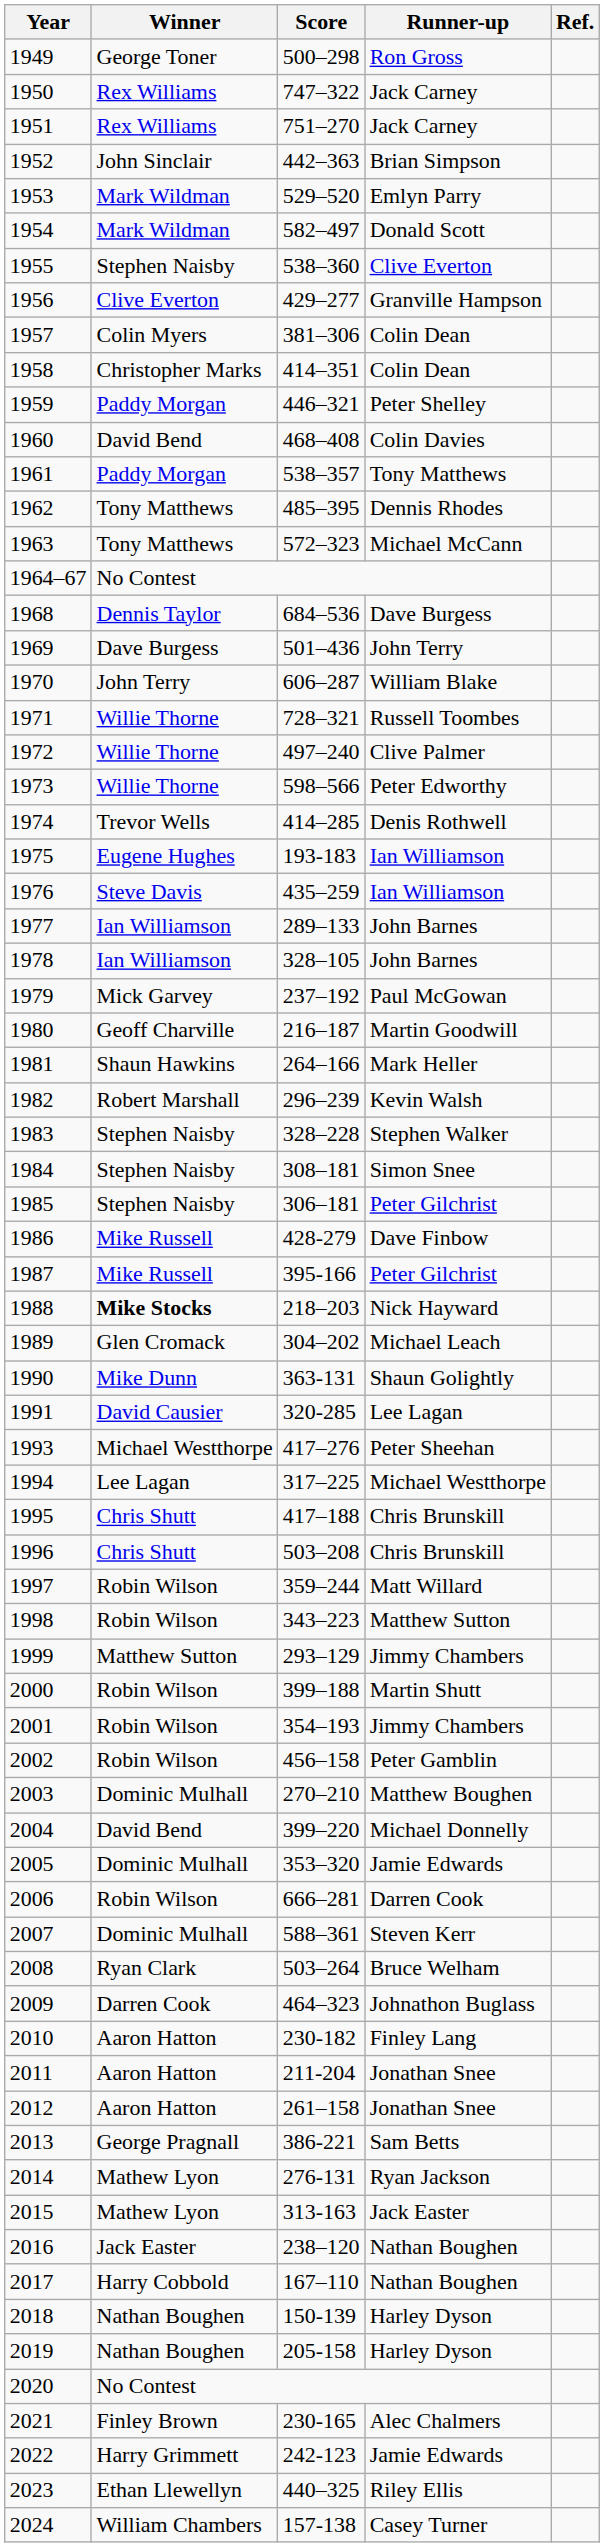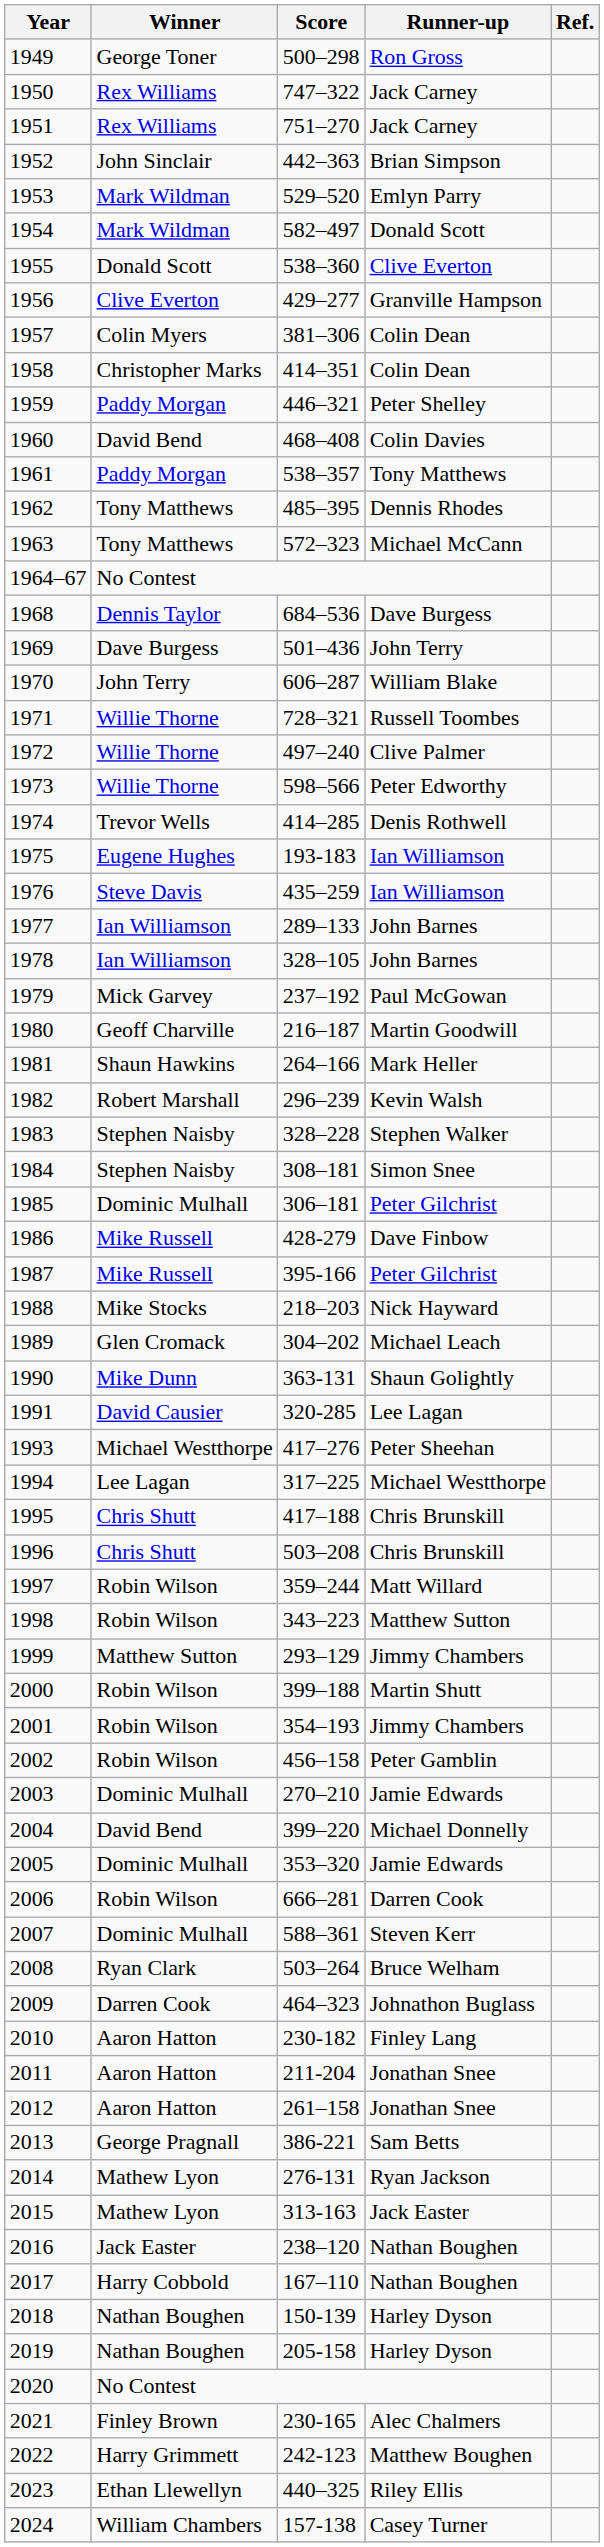(166, 265) Stephen Naisby -> (154, 265) Donald Scott
(166, 1203) Stephen Naisby -> (172, 1203) Dominic Mulhall
(154, 1308) bold -> (152, 1308) normal
(451, 1794) Matthew Boughen -> (436, 1794) Jamie Edwards
(436, 2455) Jamie Edwards -> (451, 2455) Matthew Boughen
